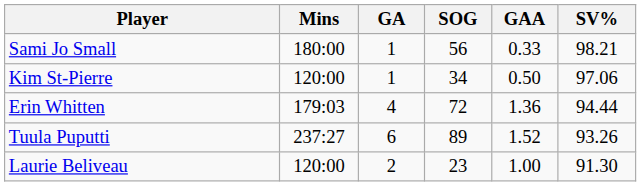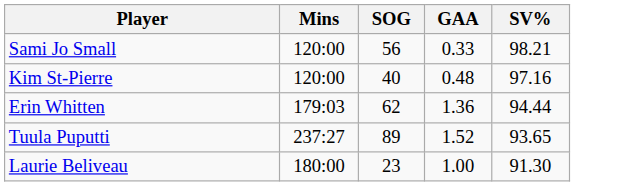- column: (391, 19)
(319, 48) 180:00 -> (319, 48) 120:00
(458, 78) 34 -> (391, 78) 40
(524, 78) 0.50 -> (458, 78) 0.48
(597, 78) 97.06 -> (530, 78) 97.16
(458, 107) 72 -> (391, 107) 62
(597, 136) 93.26 -> (530, 136) 93.65
(319, 166) 120:00 -> (319, 166) 180:00
